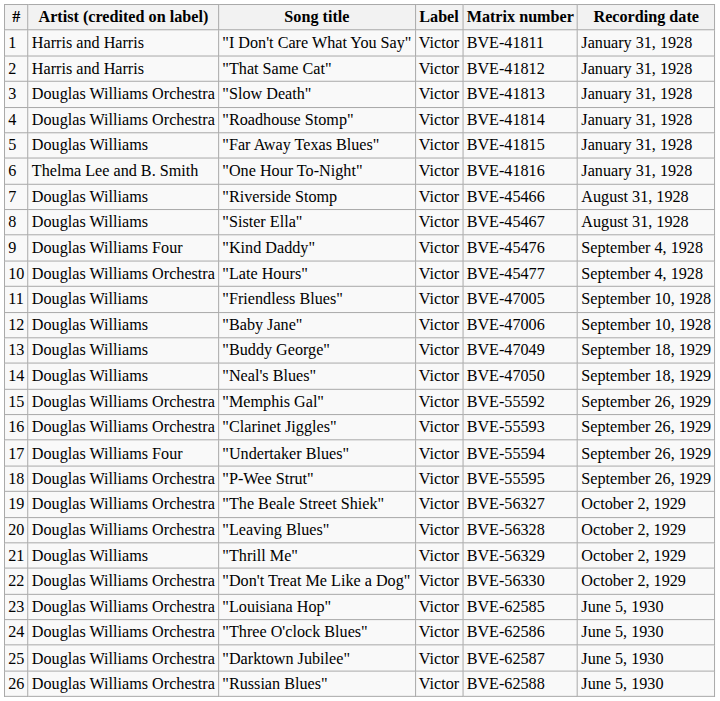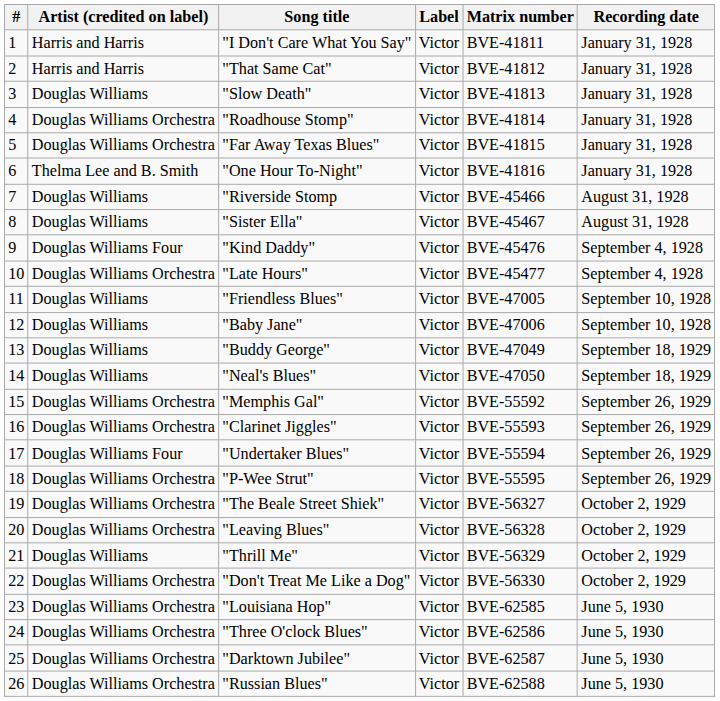(123, 94) Douglas Williams Orchestra -> (90, 94) Douglas Williams
(90, 145) Douglas Williams -> (123, 145) Douglas Williams Orchestra
